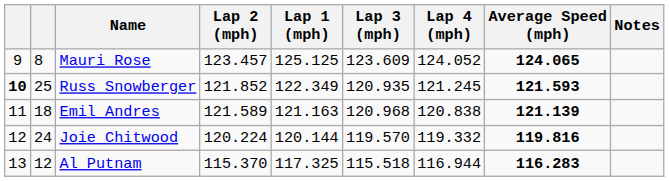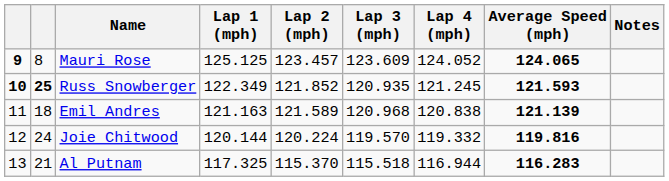columns swapped: (307, 26) <-> (236, 26)
(17, 61) normal -> (17, 61) bold
(43, 86) normal -> (43, 86) bold
(43, 163) 12 -> (43, 163) 21
